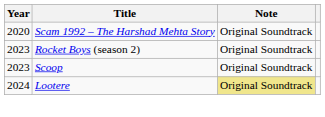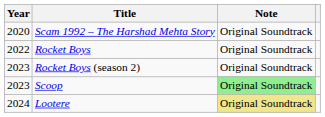+ row: (63, 49)
(266, 67) no background -> (266, 85) lightgreen background
